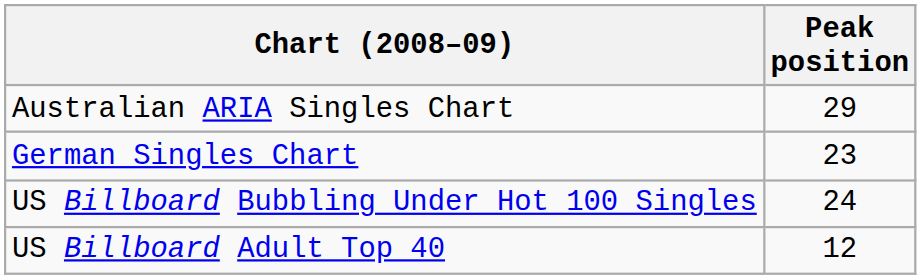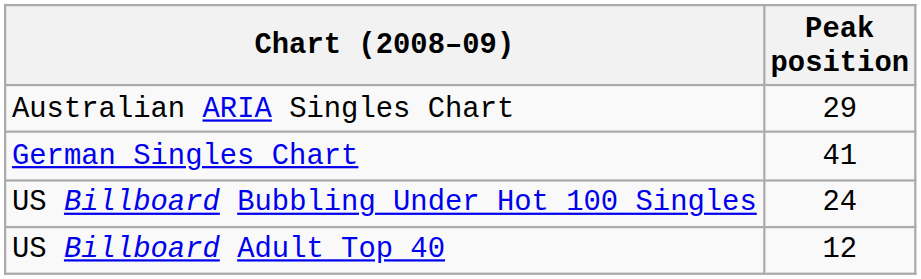(840, 156) 23 -> (840, 156) 41
